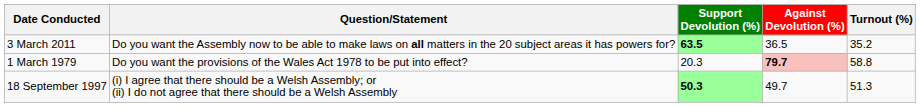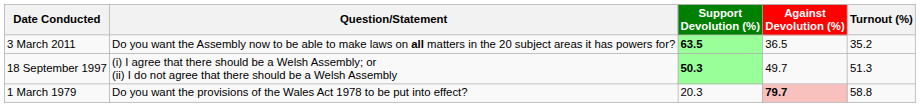rows swapped: (57, 86) <-> (42, 62)
